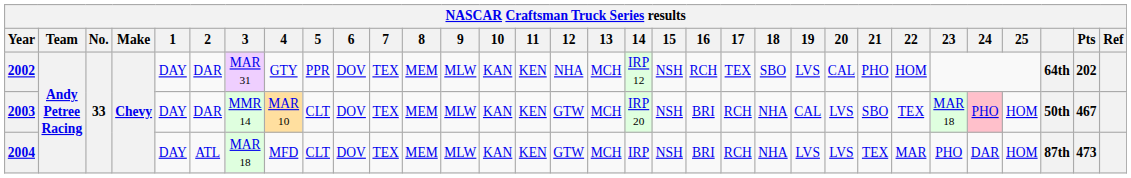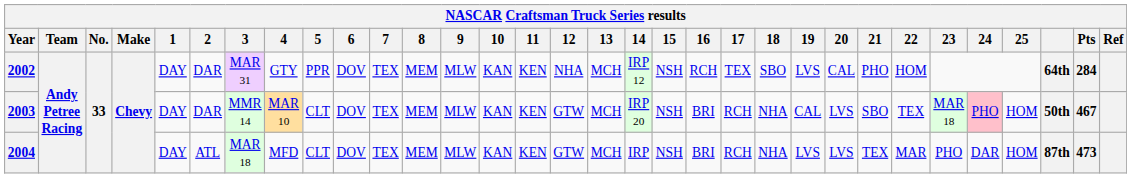(1086, 71) 202 -> (1086, 71) 284
